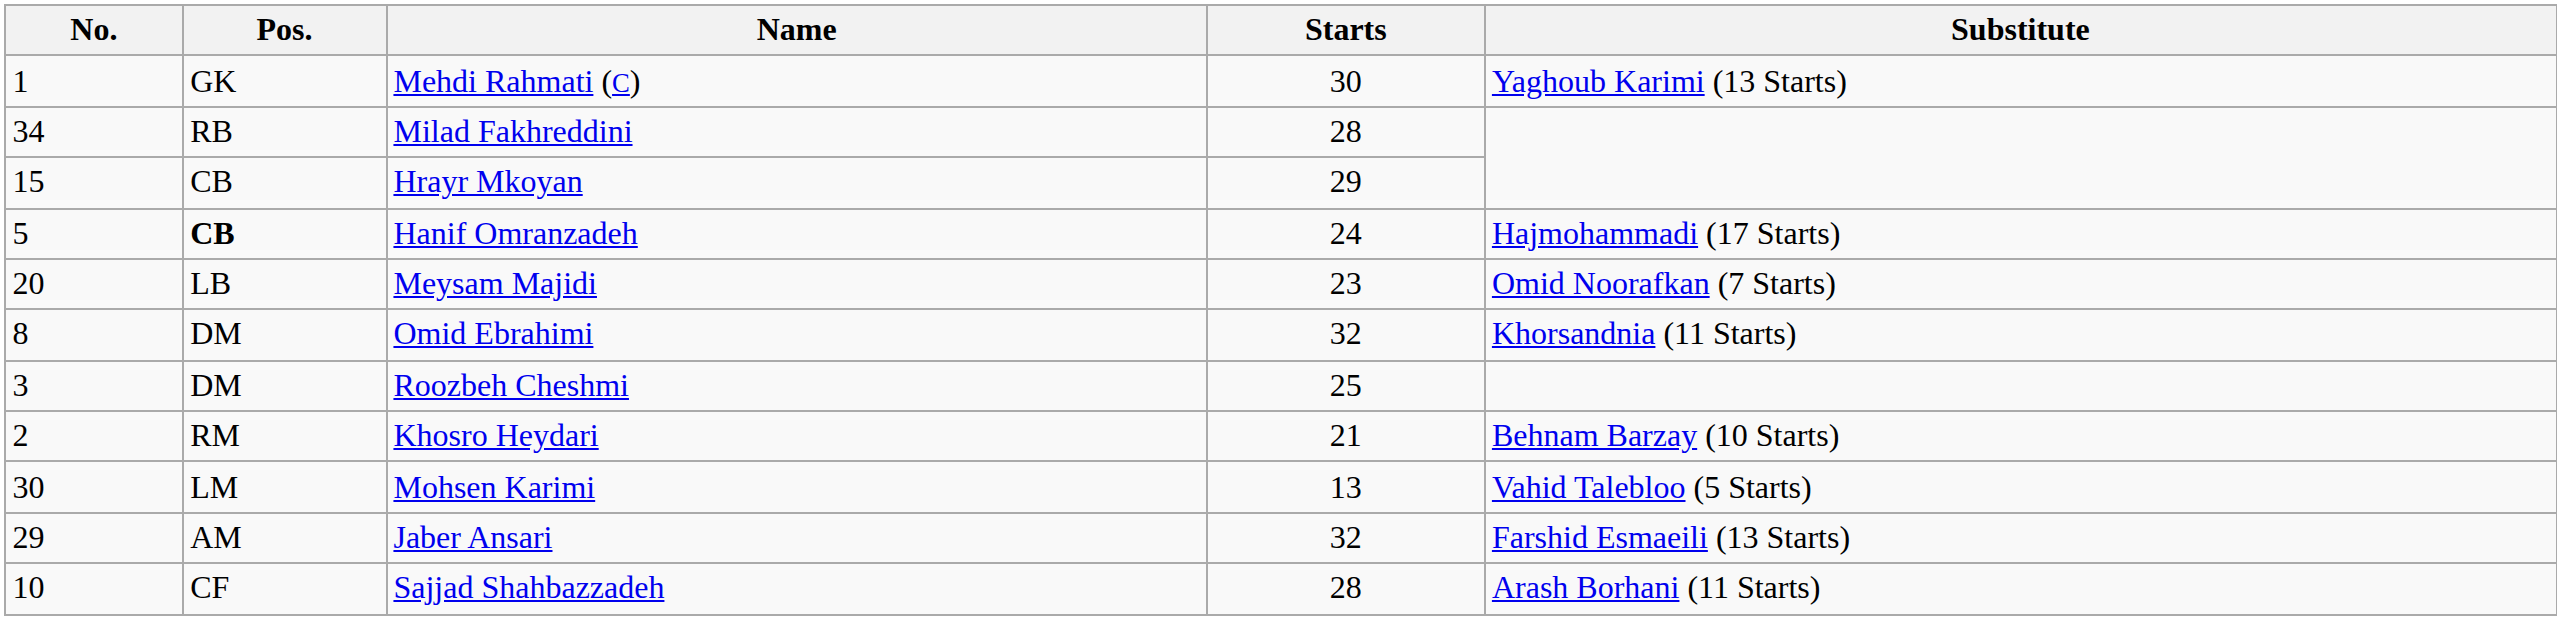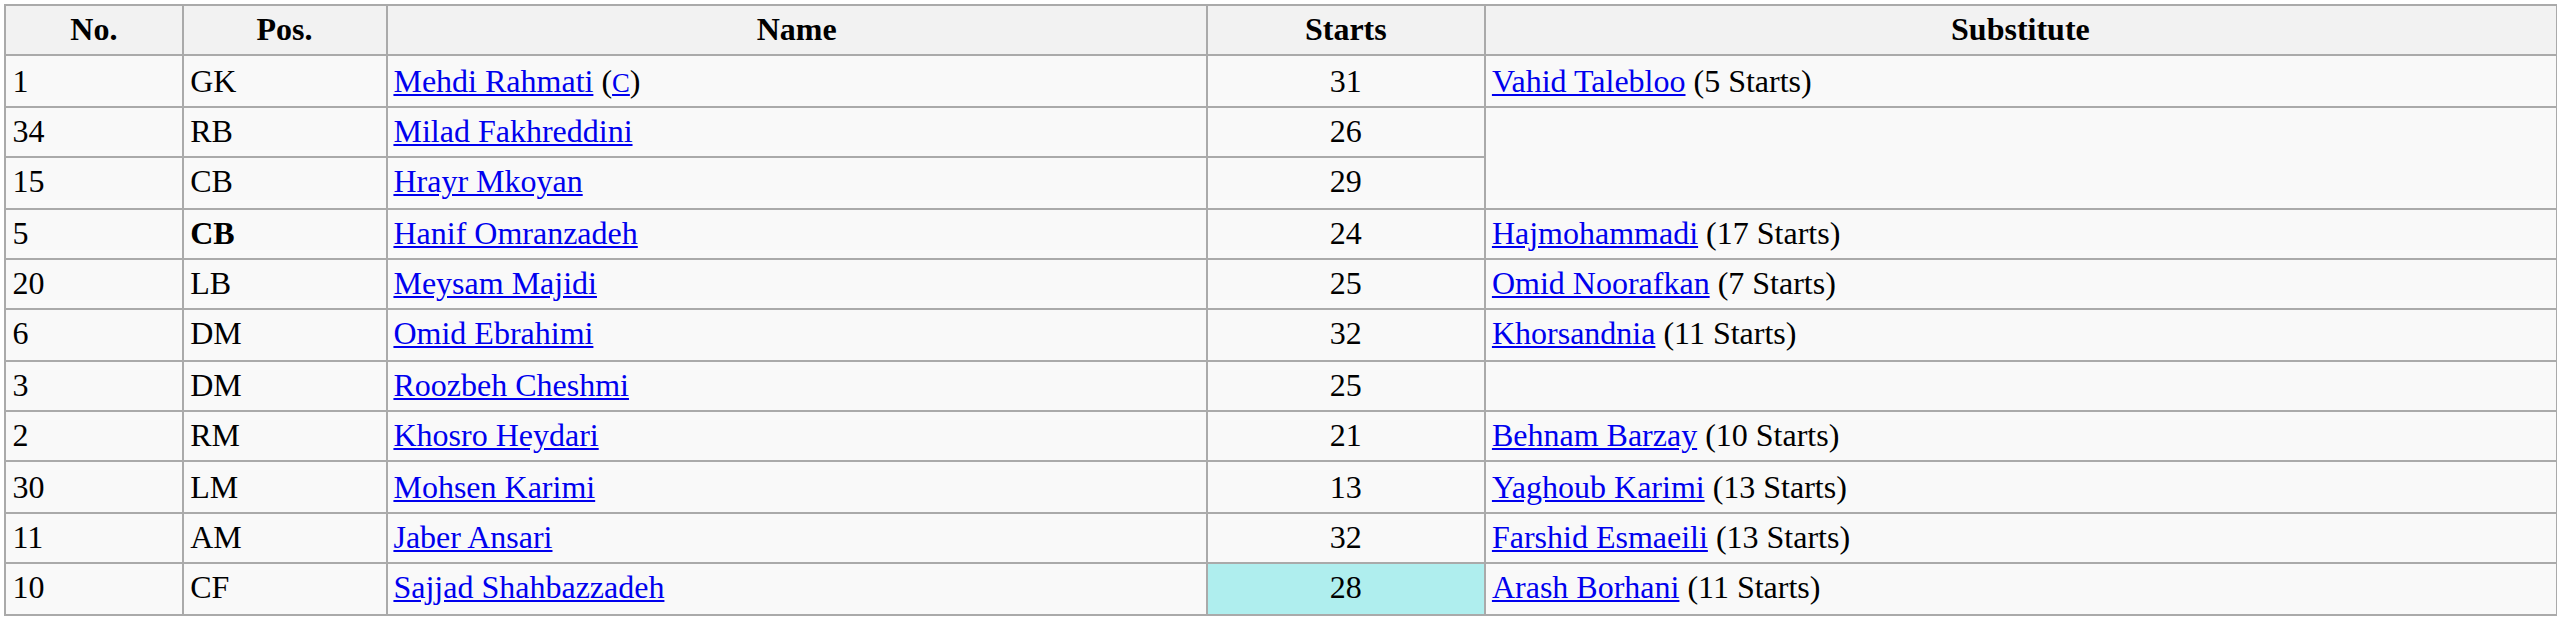(1346, 80) 30 -> (1346, 80) 31
(1669, 80) Yaghoub Karimi (13 Starts) -> (1652, 80) Vahid Talebloo (5 Starts)
(1346, 131) 28 -> (1346, 131) 26
(1346, 283) 23 -> (1346, 283) 25
(20, 334) 8 -> (20, 334) 6
(1652, 486) Vahid Talebloo (5 Starts) -> (1669, 486) Yaghoub Karimi (13 Starts)
(28, 537) 29 -> (28, 537) 11
(1346, 588) no background -> (1346, 588) paleturquoise background
